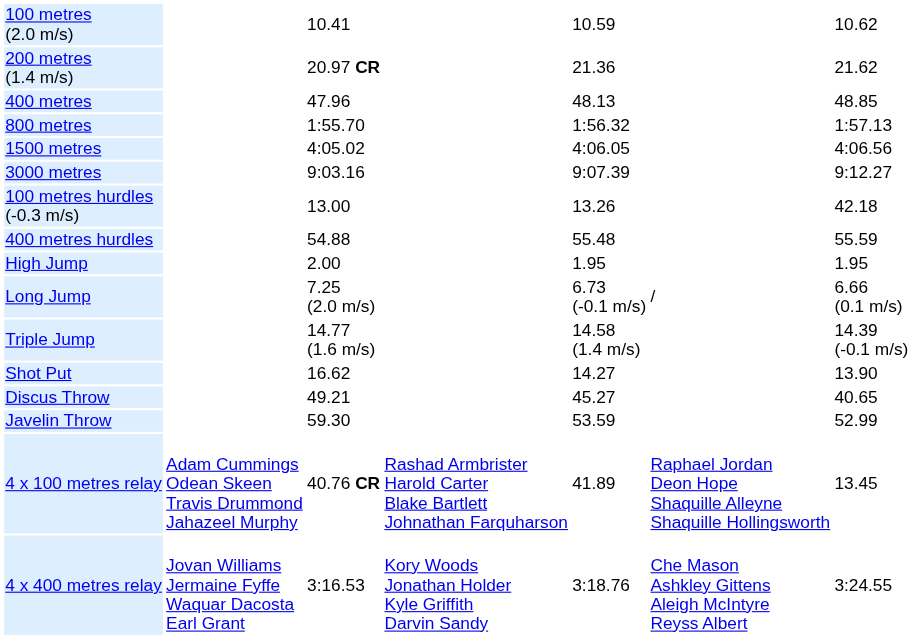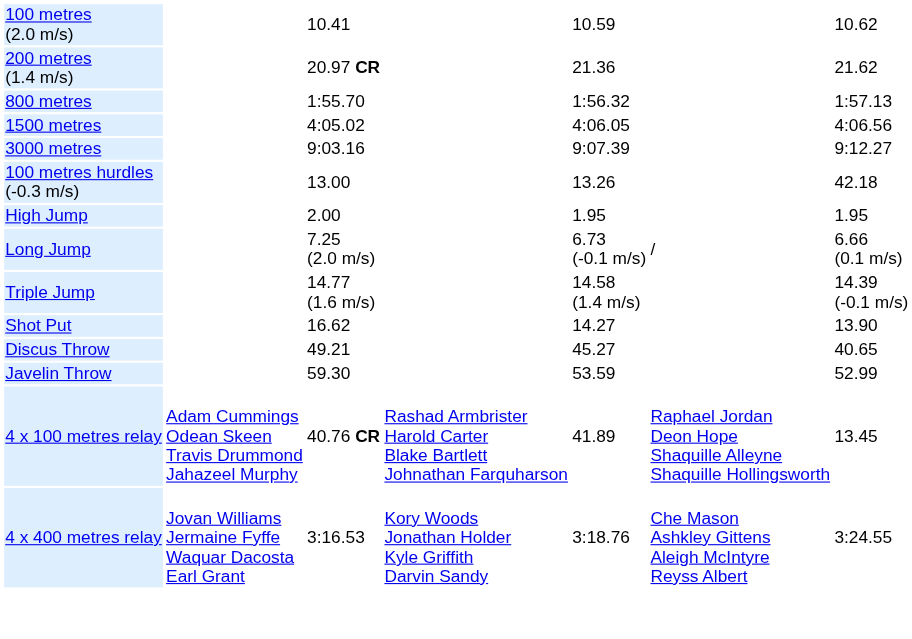- row: (48, 101)
- row: (79, 239)
